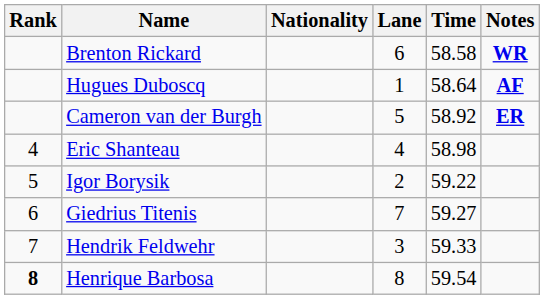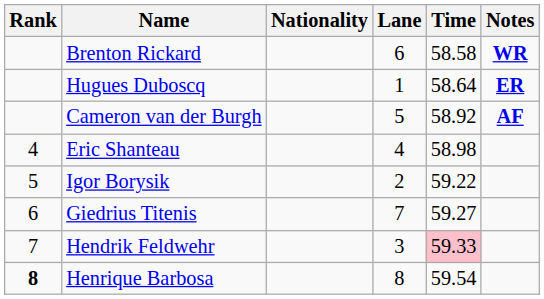(510, 85) AF -> (510, 85) ER
(510, 117) ER -> (510, 117) AF
(454, 246) no background -> (454, 246) pink background
